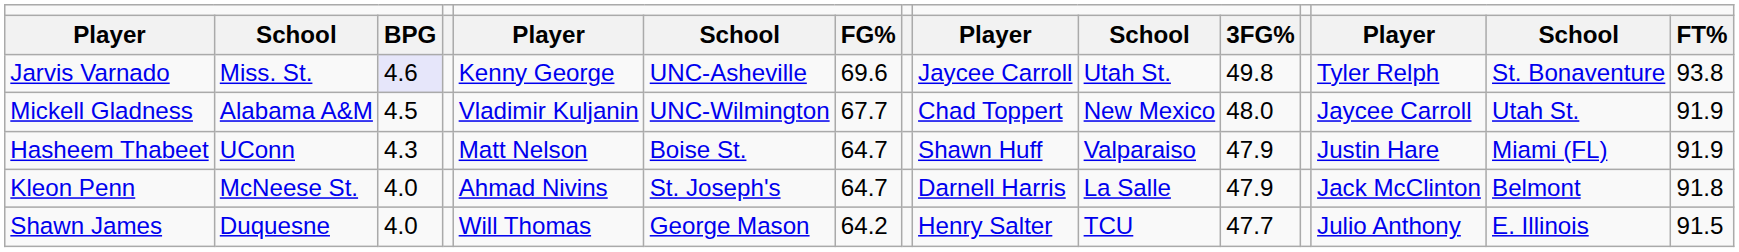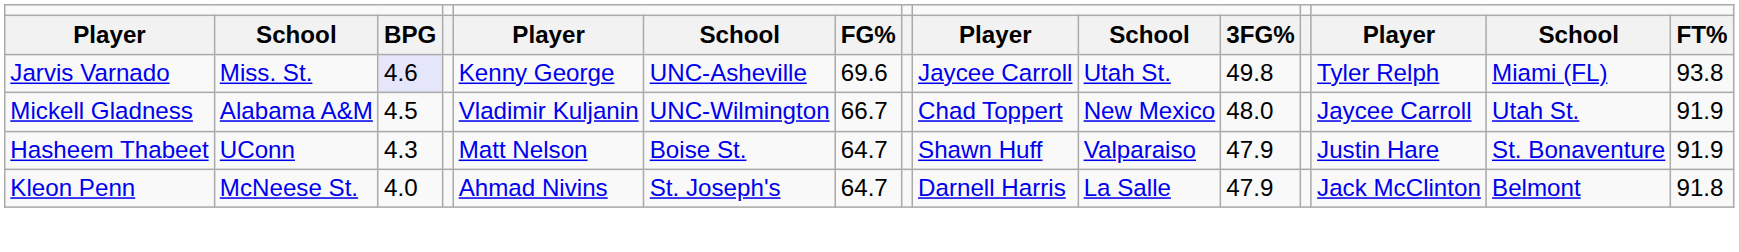(1579, 73) St. Bonaventure -> (1550, 73) Miami (FL)
(864, 111) 67.7 -> (864, 111) 66.7
(1550, 149) Miami (FL) -> (1579, 149) St. Bonaventure
- row: (86, 226)
